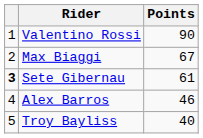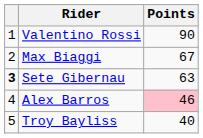(187, 80) 61 -> (187, 80) 63
(187, 101) no background -> (187, 101) pink background
